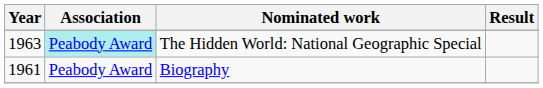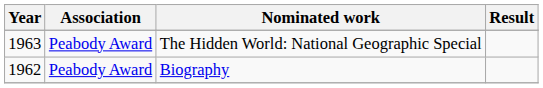(101, 43) paleturquoise background -> (101, 43) no background
(25, 69) 1961 -> (25, 69) 1962
